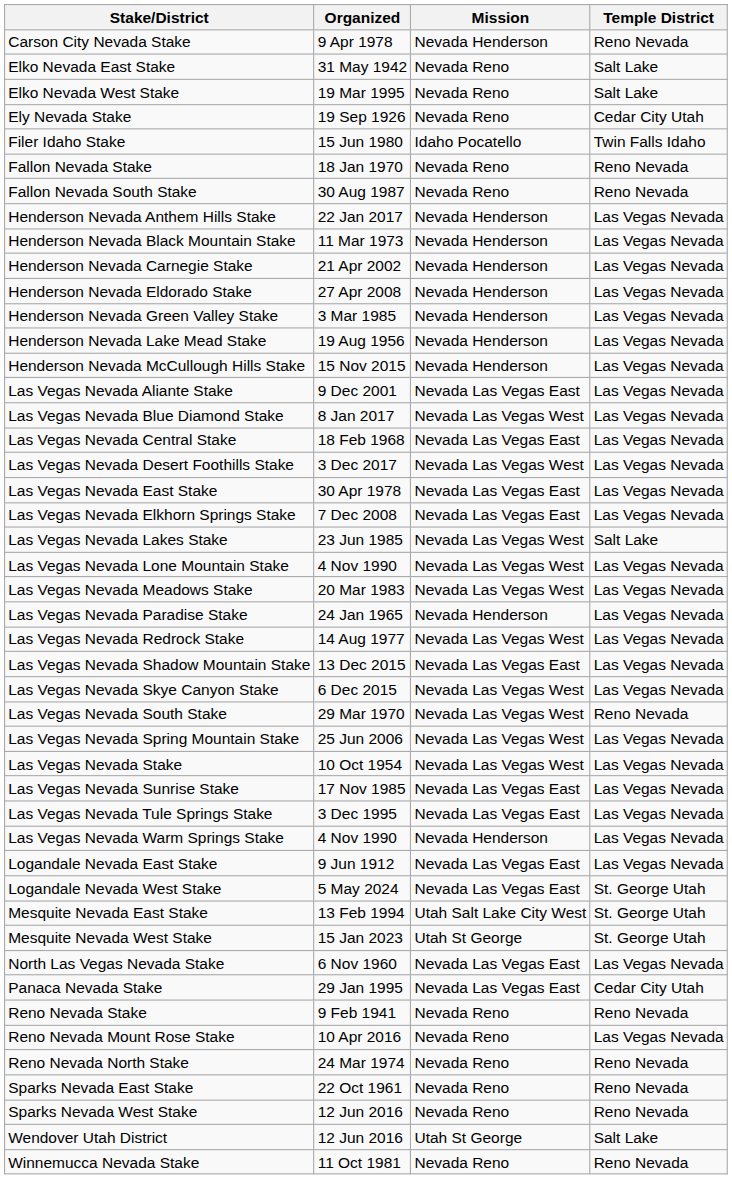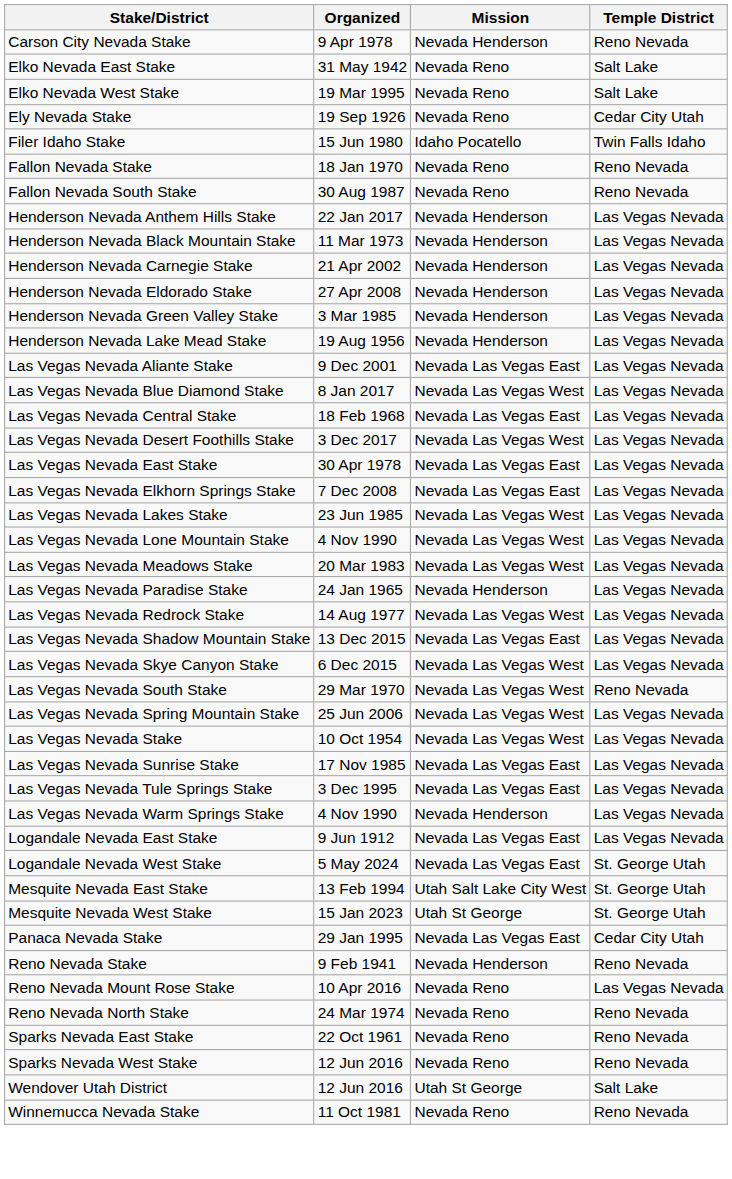- row: (157, 365)
(626, 540) Salt Lake -> (659, 515) Las Vegas Nevada
- row: (116, 963)
(462, 1013) Nevada Reno -> (481, 963) Nevada Henderson
